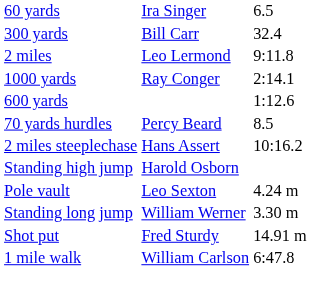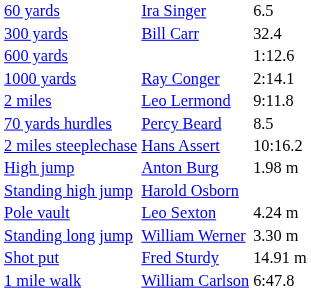rows swapped: (36, 100) <-> (28, 56)
+ row: (39, 168)
